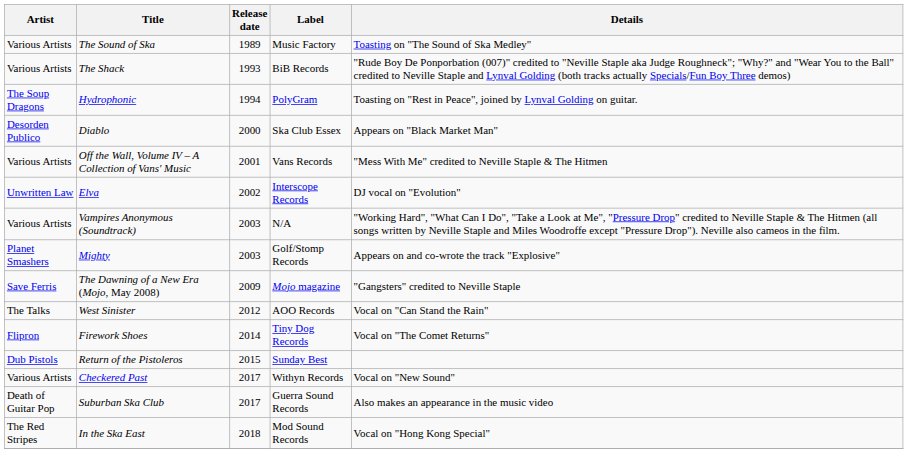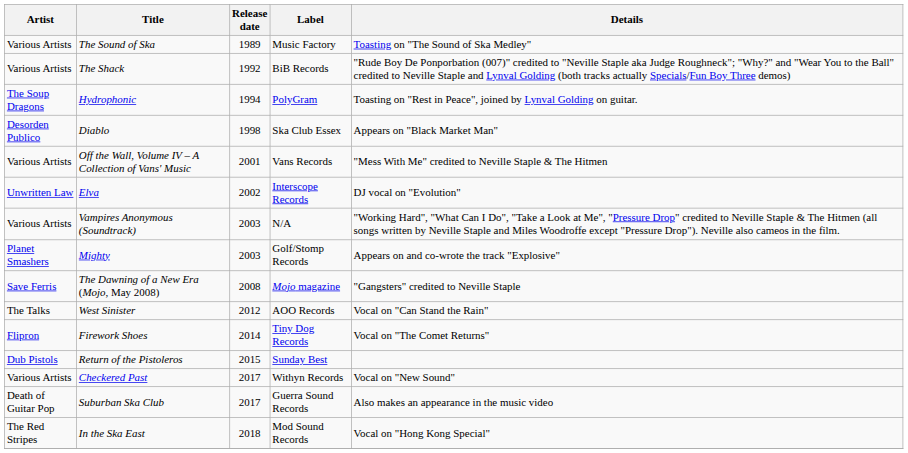(250, 69) 1993 -> (250, 69) 1992
(250, 131) 2000 -> (250, 131) 1998
(250, 286) 2009 -> (250, 286) 2008
